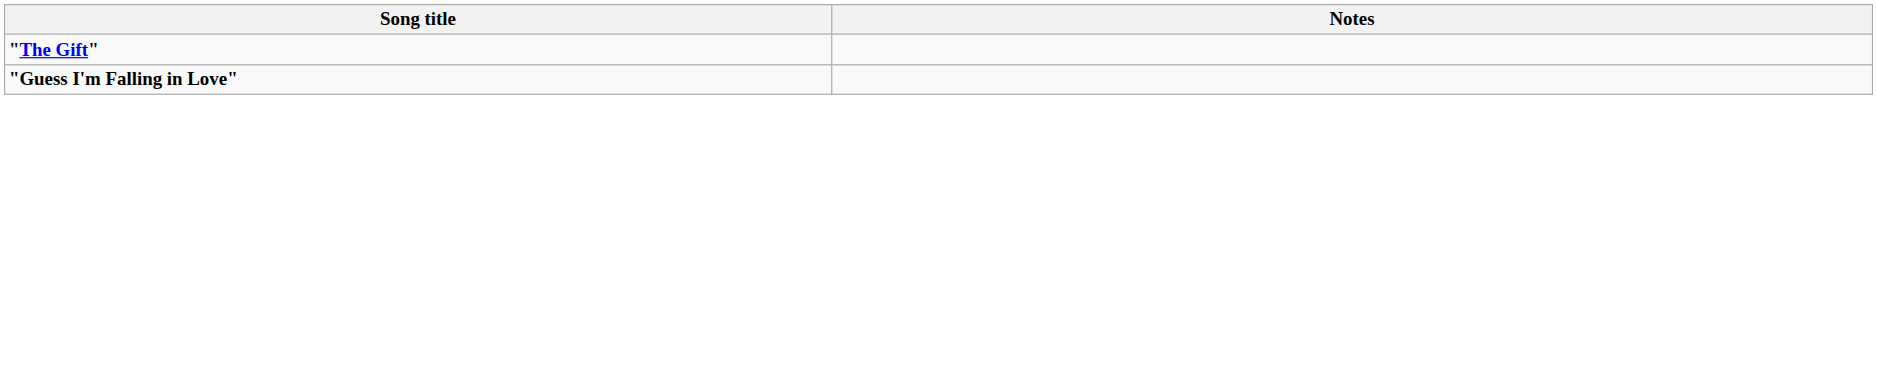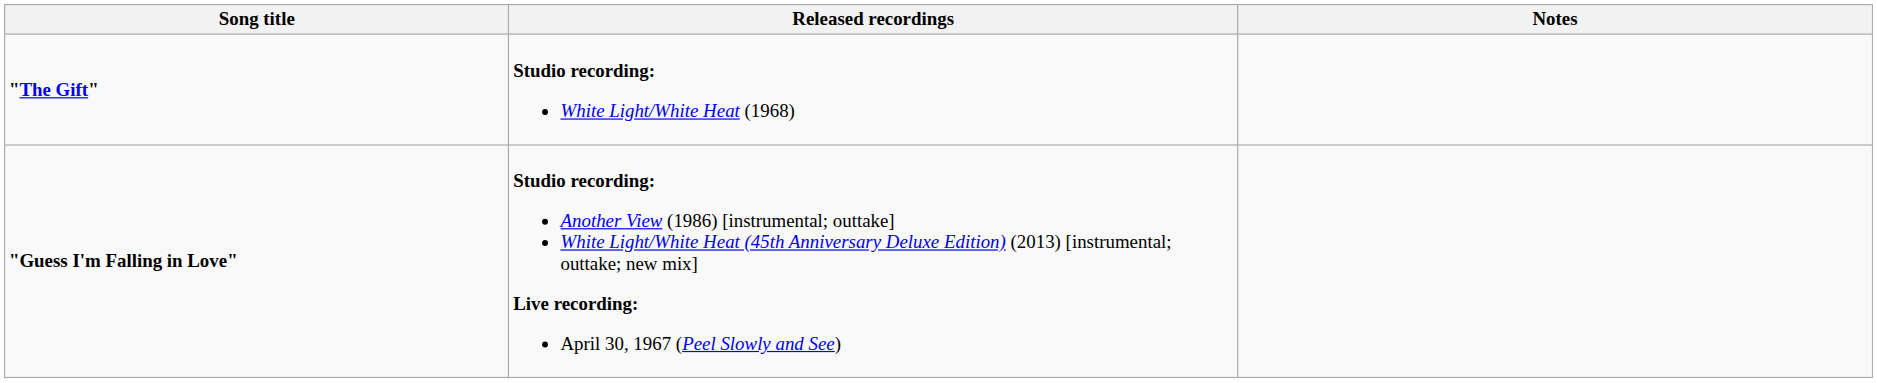+ column: (873, 19)
